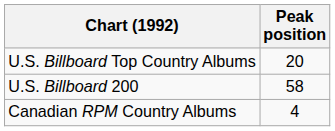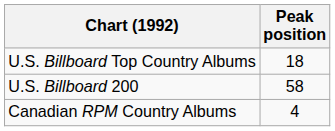(295, 61) 20 -> (295, 61) 18
